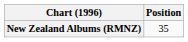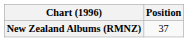(164, 28) 35 -> (164, 28) 37
